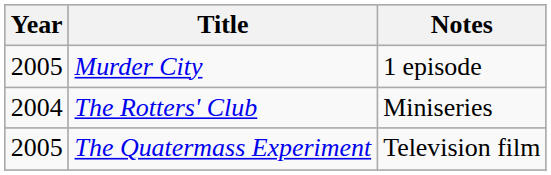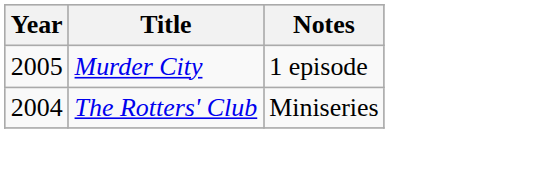- row: (223, 148)
